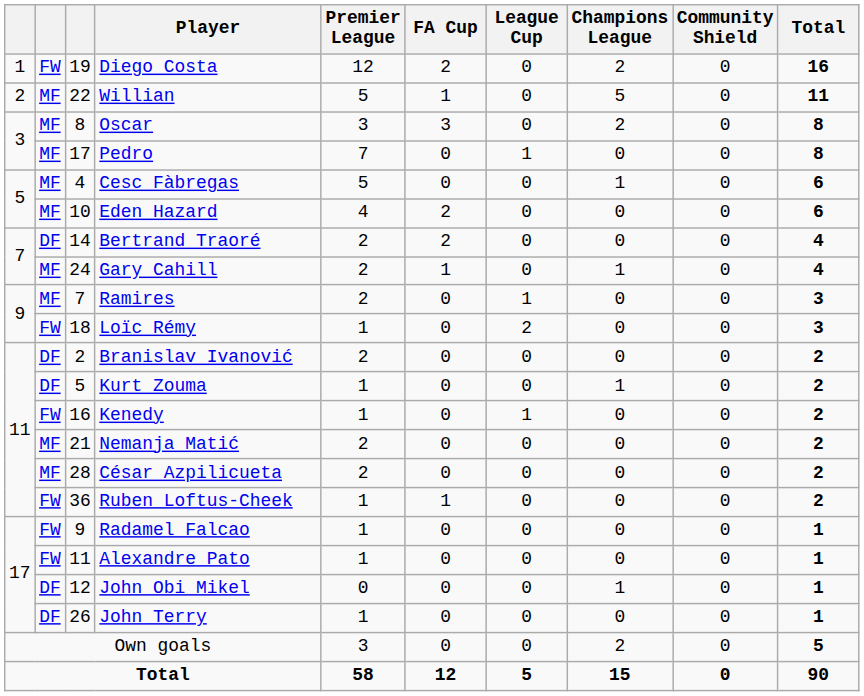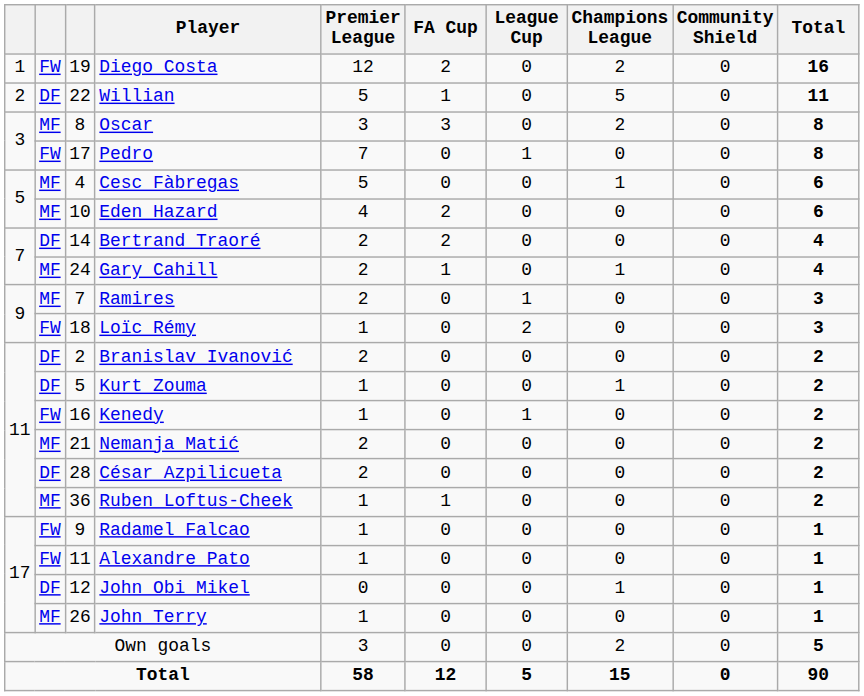(50, 98) MF -> (50, 98) DF
(50, 155) MF -> (50, 155) FW
(50, 473) MF -> (50, 473) DF
(50, 502) FW -> (50, 502) MF
(50, 618) DF -> (50, 618) MF
